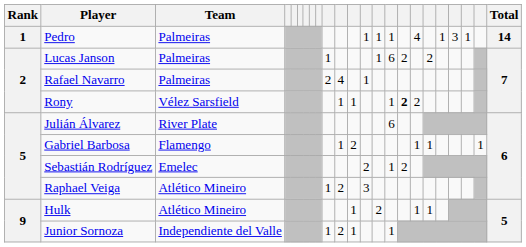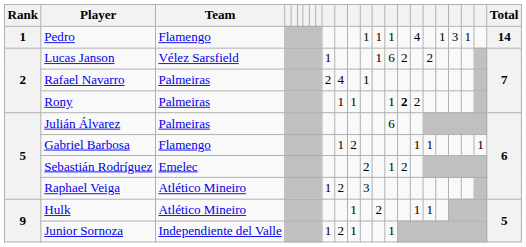(184, 37) Palmeiras -> (185, 37) Flamengo
(184, 58) Palmeiras -> (199, 58) Vélez Sarsfield
(199, 102) Vélez Sarsfield -> (184, 102) Palmeiras
(188, 123) River Plate -> (184, 123) Palmeiras
